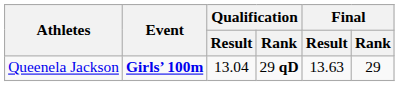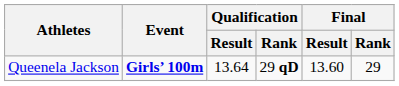(231, 68) 13.04 -> (231, 68) 13.64
(327, 68) 13.63 -> (327, 68) 13.60
